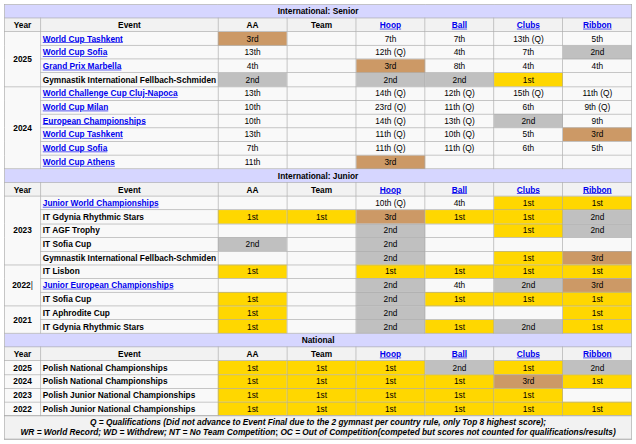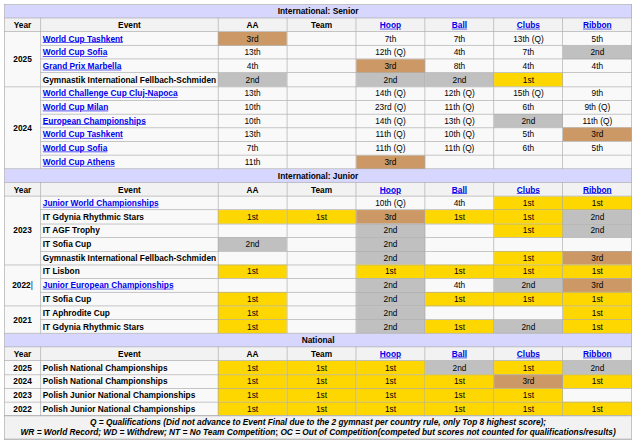(597, 93) 11th (Q) -> (597, 93) 9th
(597, 121) 9th -> (597, 121) 11th (Q)
